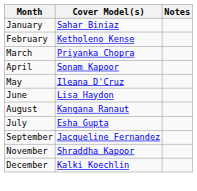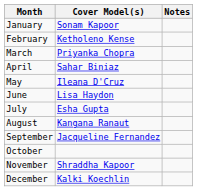(88, 25) Sahar Biniaz -> (88, 25) Sonam Kapoor
(88, 67) Sonam Kapoor -> (88, 67) Sahar Biniaz
rows swapped: (17, 123) <-> (22, 109)
+ row: (24, 151)
